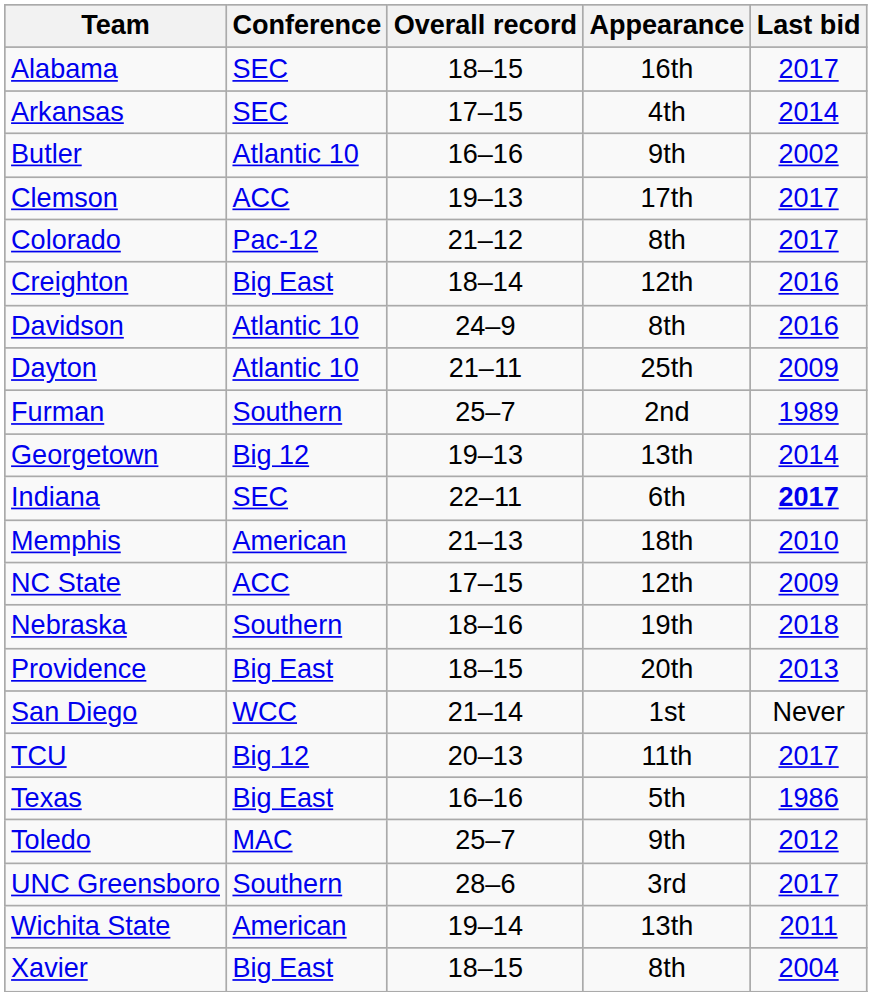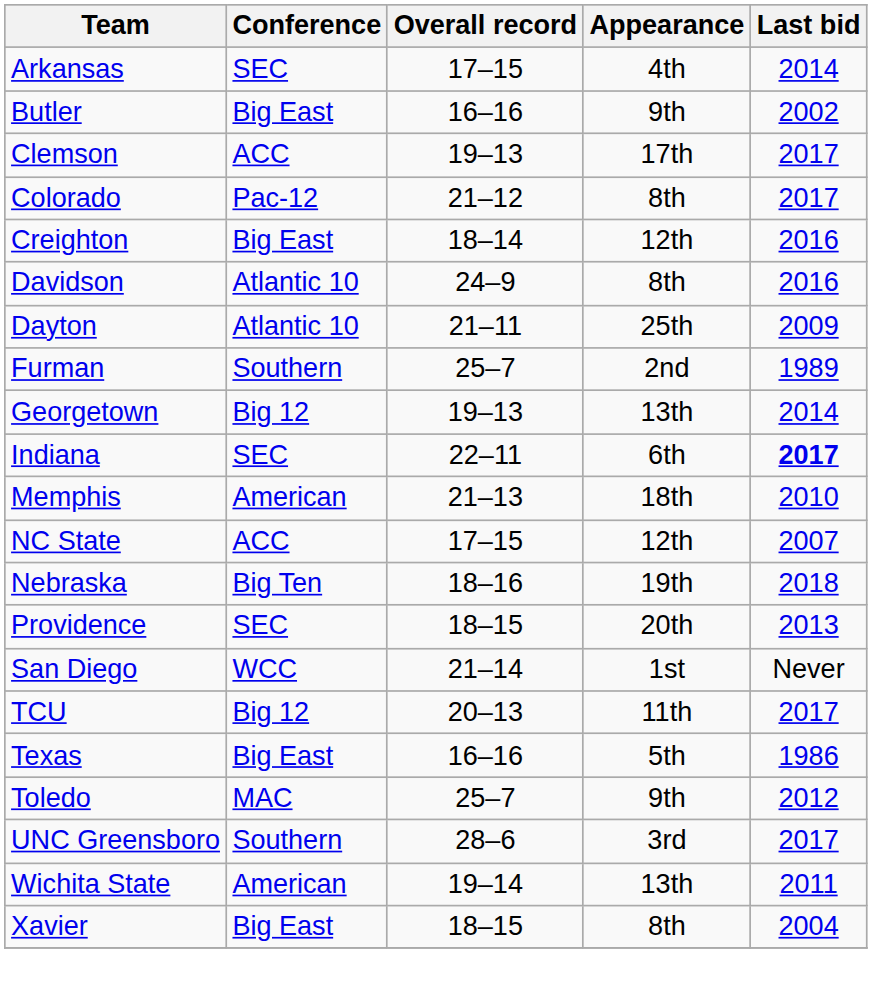- row: (64, 68)
(296, 154) Atlantic 10 -> (283, 111) Big East
(809, 583) 2009 -> (809, 540) 2007
(287, 626) Southern -> (277, 583) Big Ten
(283, 669) Big East -> (260, 626) SEC
